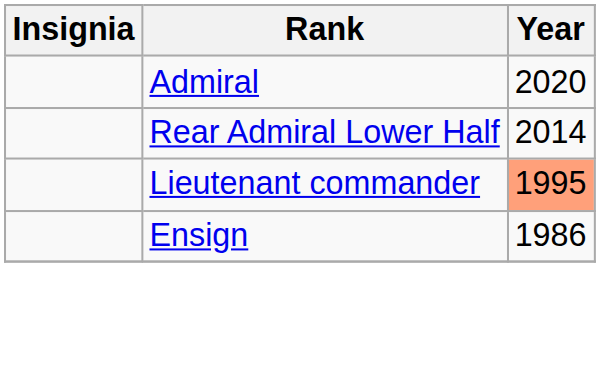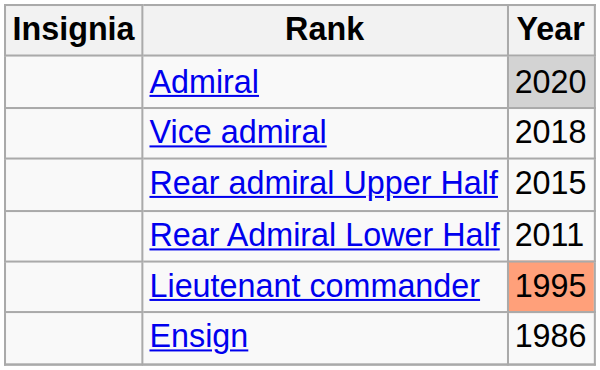(551, 81) no background -> (551, 81) lightgrey background
+ row: (238, 132)
+ row: (324, 183)
(551, 132) 2014 -> (549, 235) 2011
